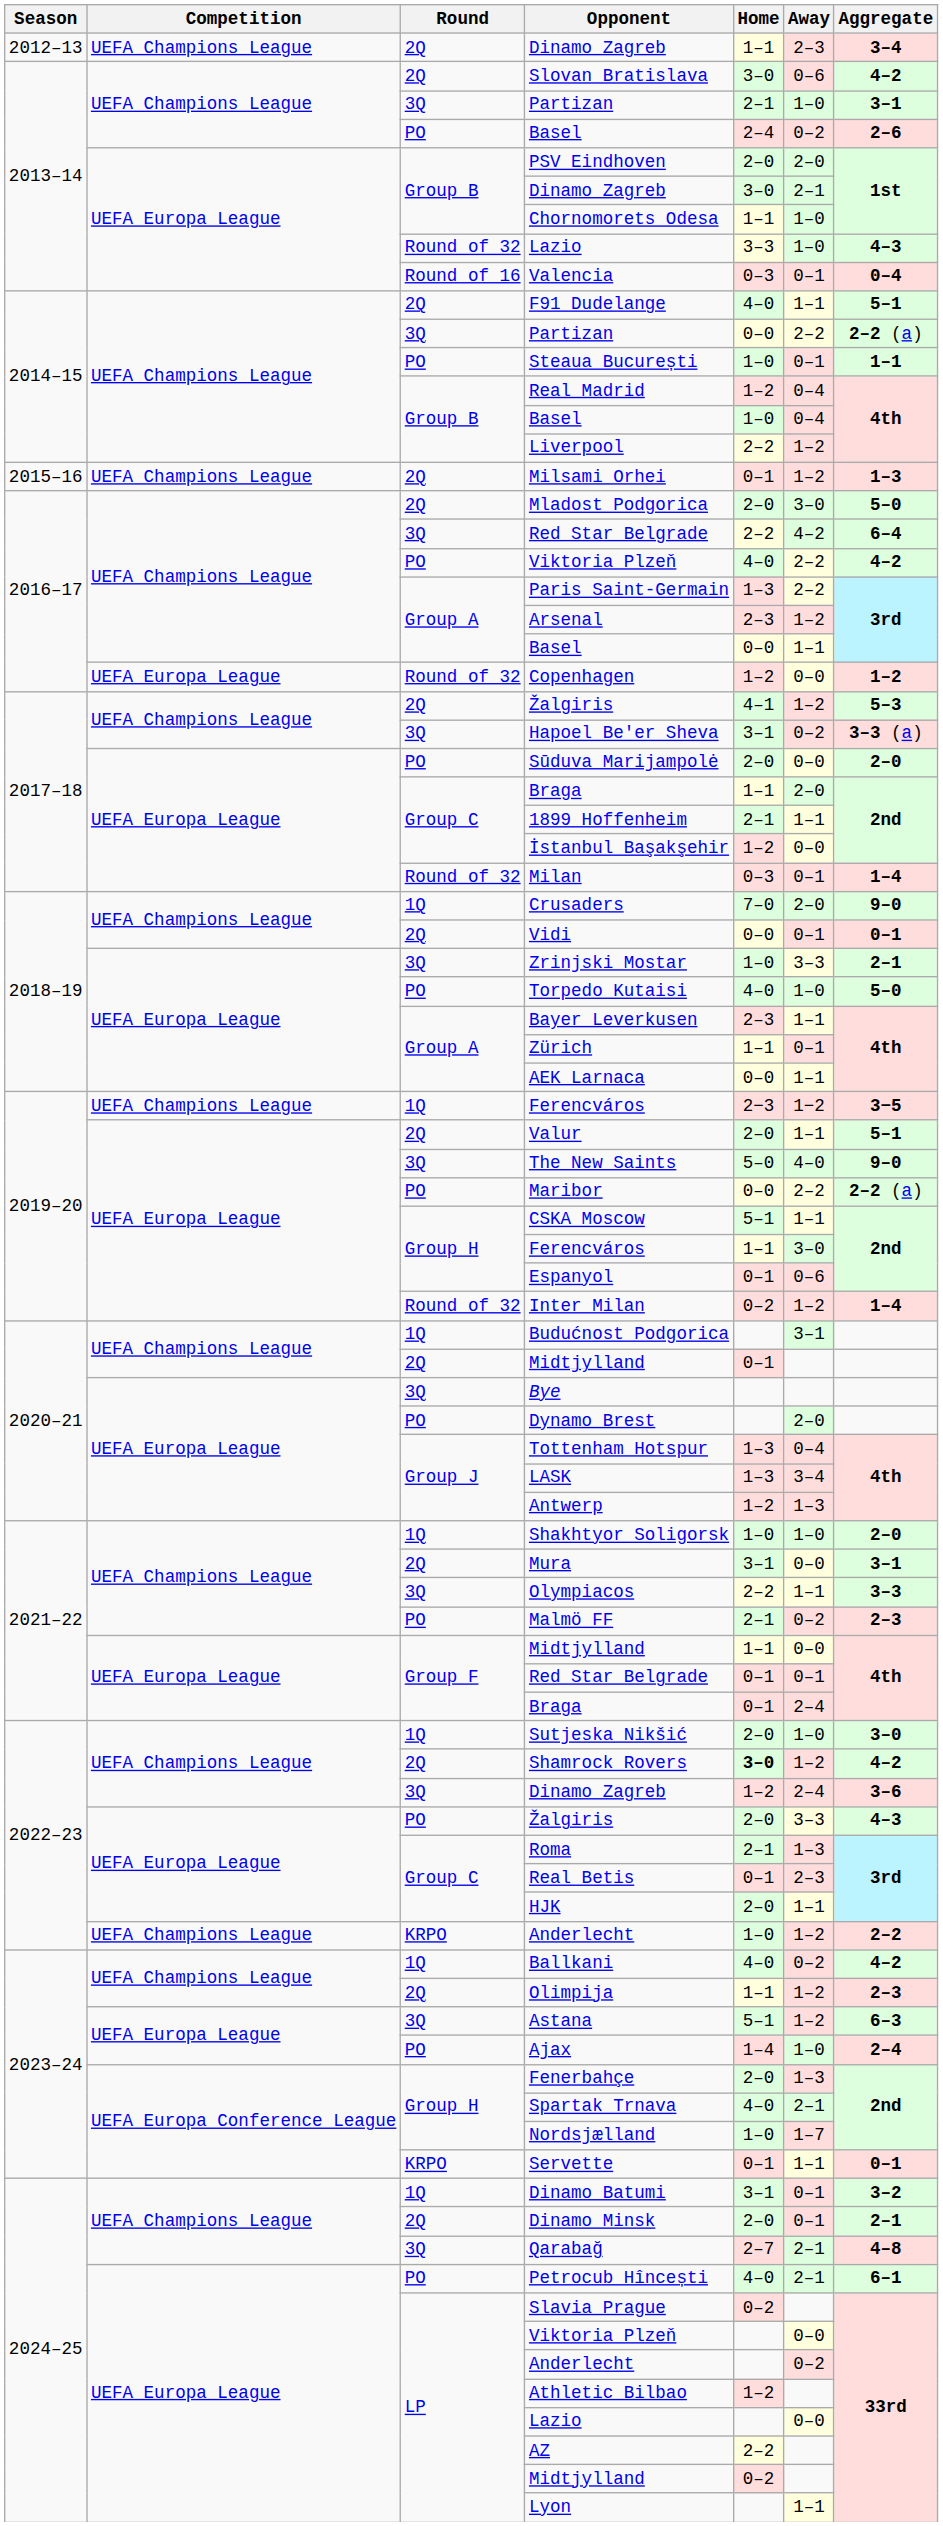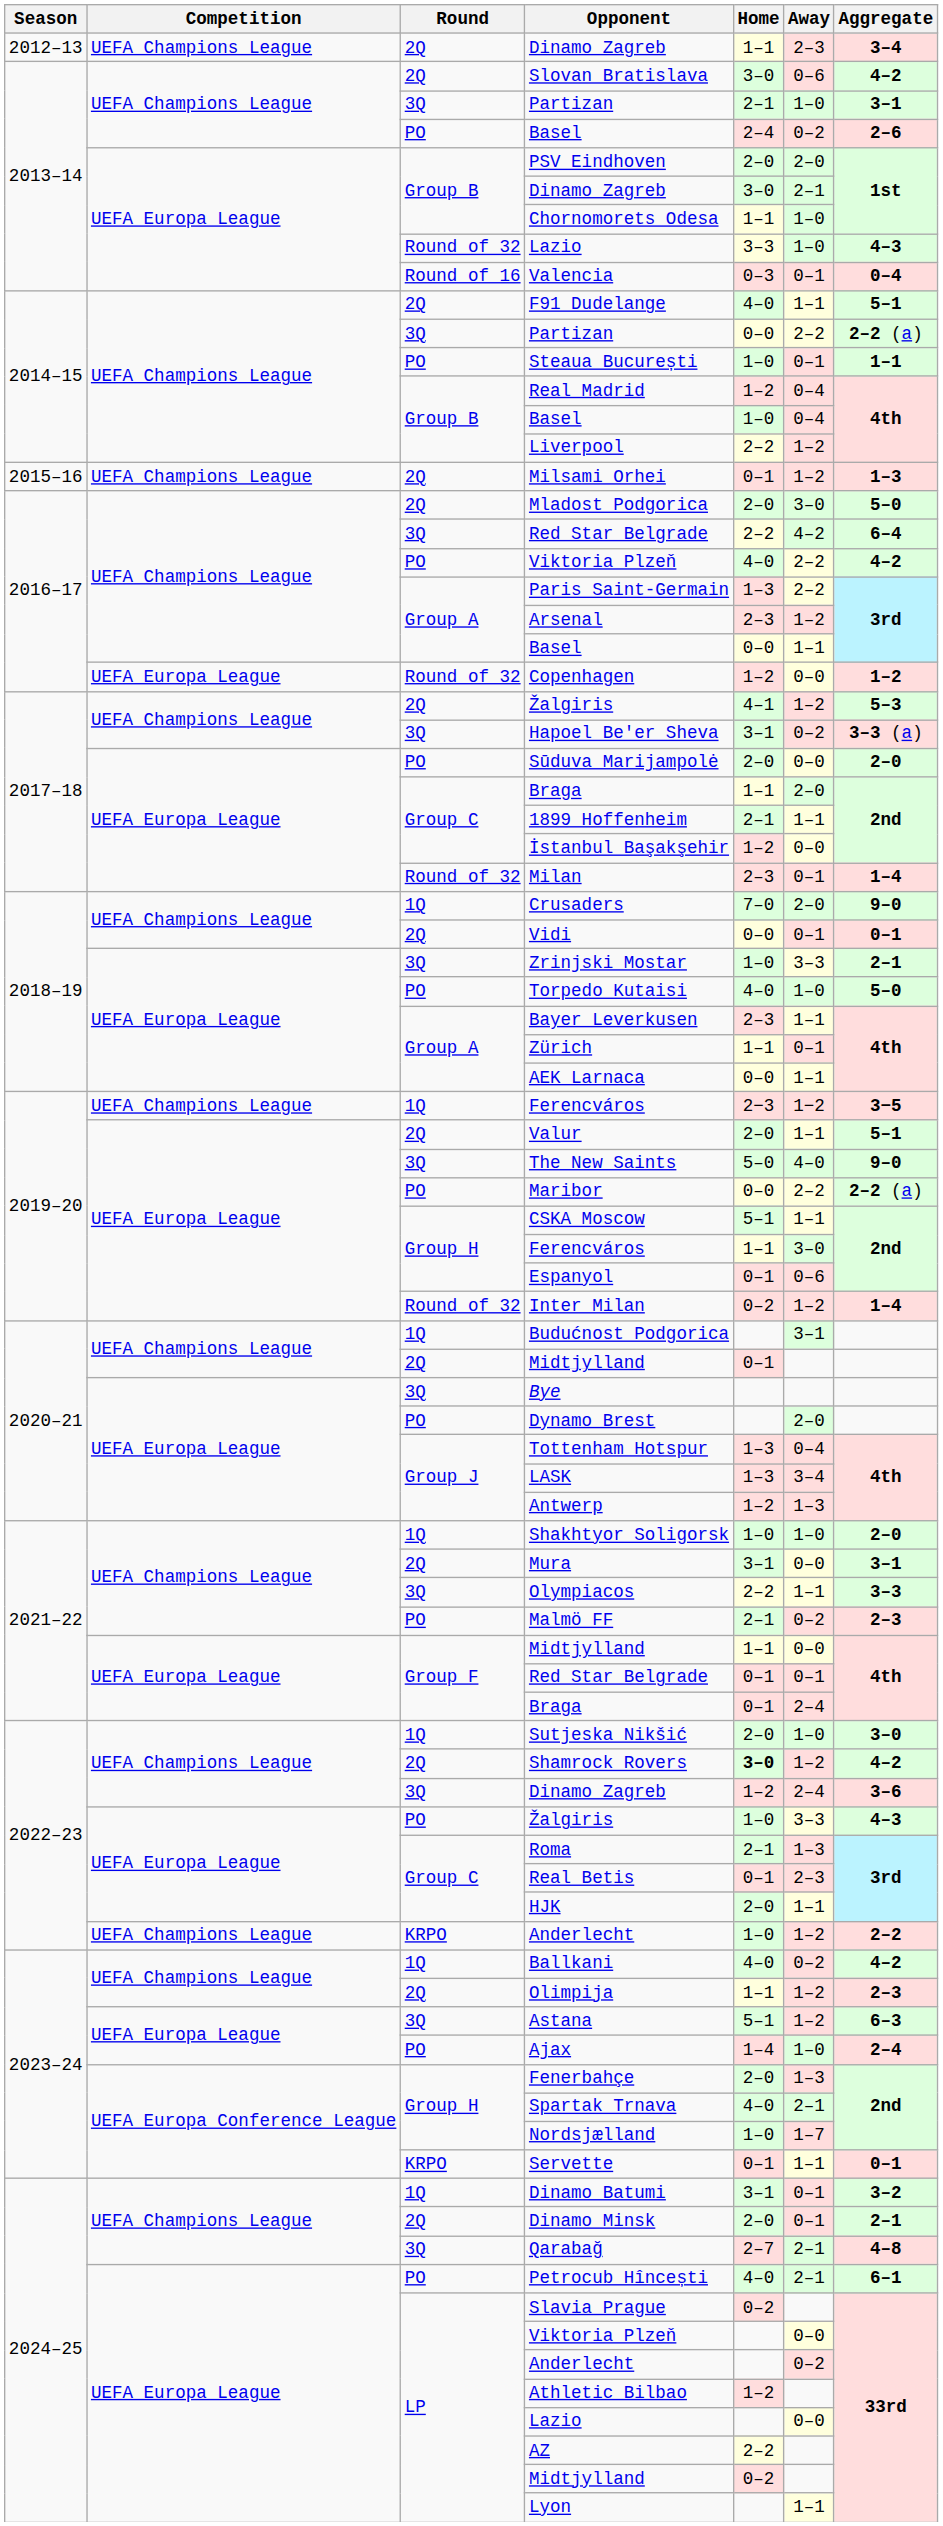(758, 877) 0–3 -> (758, 877) 2–3
(758, 1821) 2–0 -> (758, 1821) 1–0
